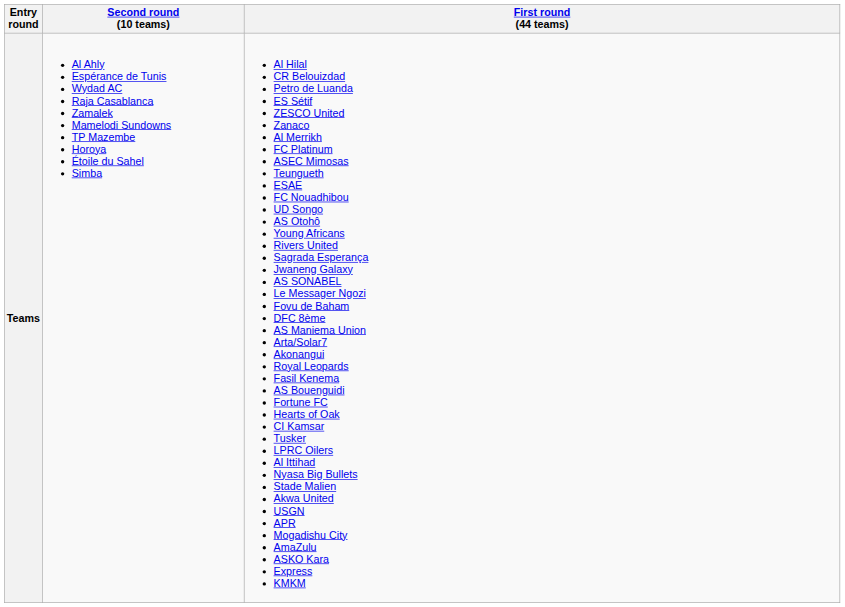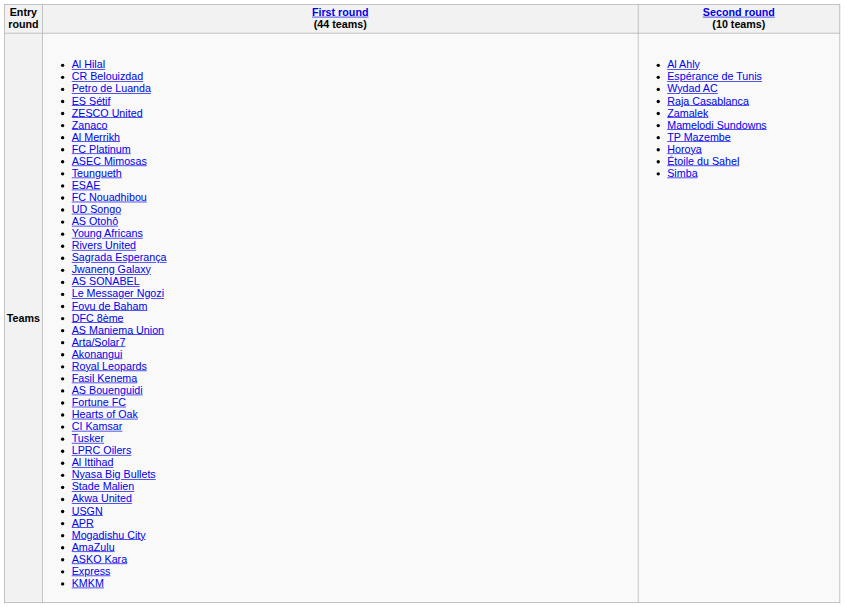columns swapped: (143, 19) <-> (542, 19)
